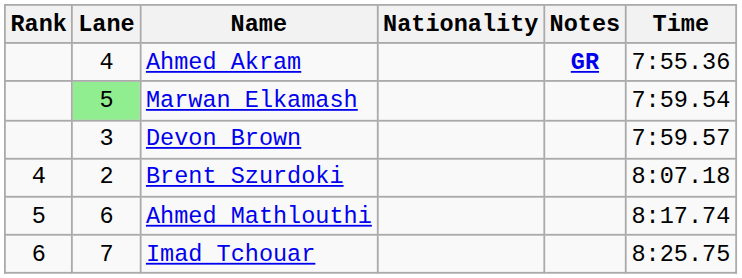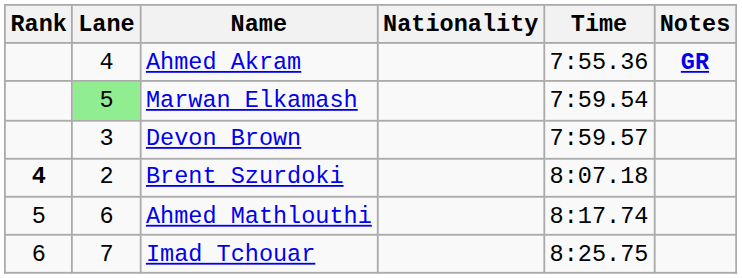columns swapped: (681, 24) <-> (585, 24)
(39, 177) normal -> (39, 177) bold
